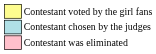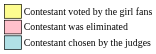rows swapped: (87, 27) <-> (76, 42)
